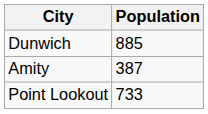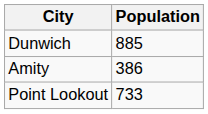(129, 69) 387 -> (129, 69) 386
